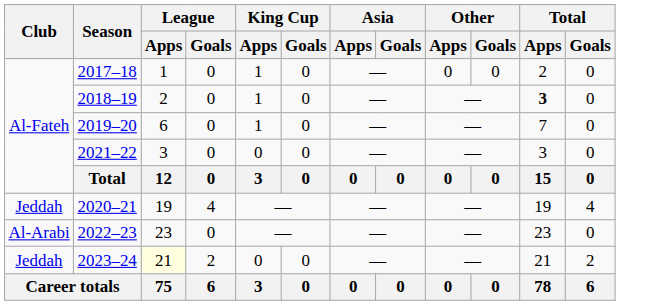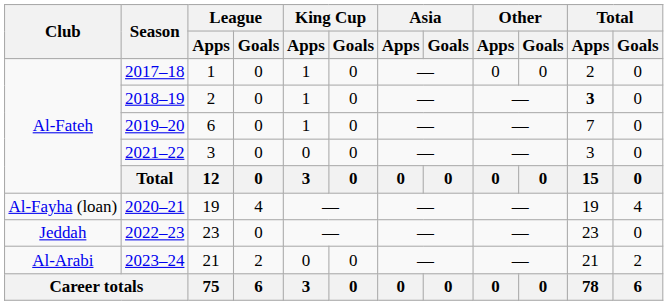(39, 206) Jeddah -> (63, 206) Al-Fayha (loan)
(39, 233) Al-Arabi -> (63, 233) Jeddah
(39, 260) Jeddah -> (63, 260) Al-Arabi
(164, 260) lightyellow background -> (211, 260) no background
